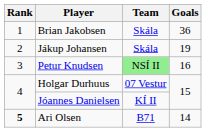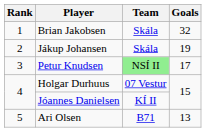(185, 30) 36 -> (185, 30) 32
(185, 65) 16 -> (185, 65) 17
(20, 118) bold -> (20, 118) normal
(185, 118) 14 -> (185, 118) 13
